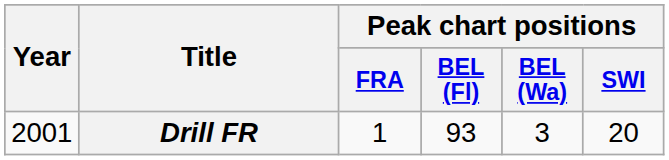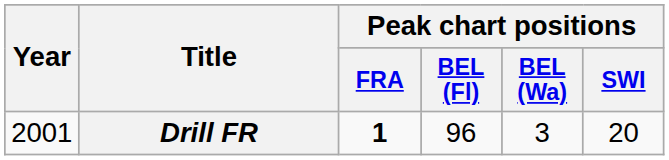(380, 132) normal -> (380, 132) bold
(461, 132) 93 -> (461, 132) 96
